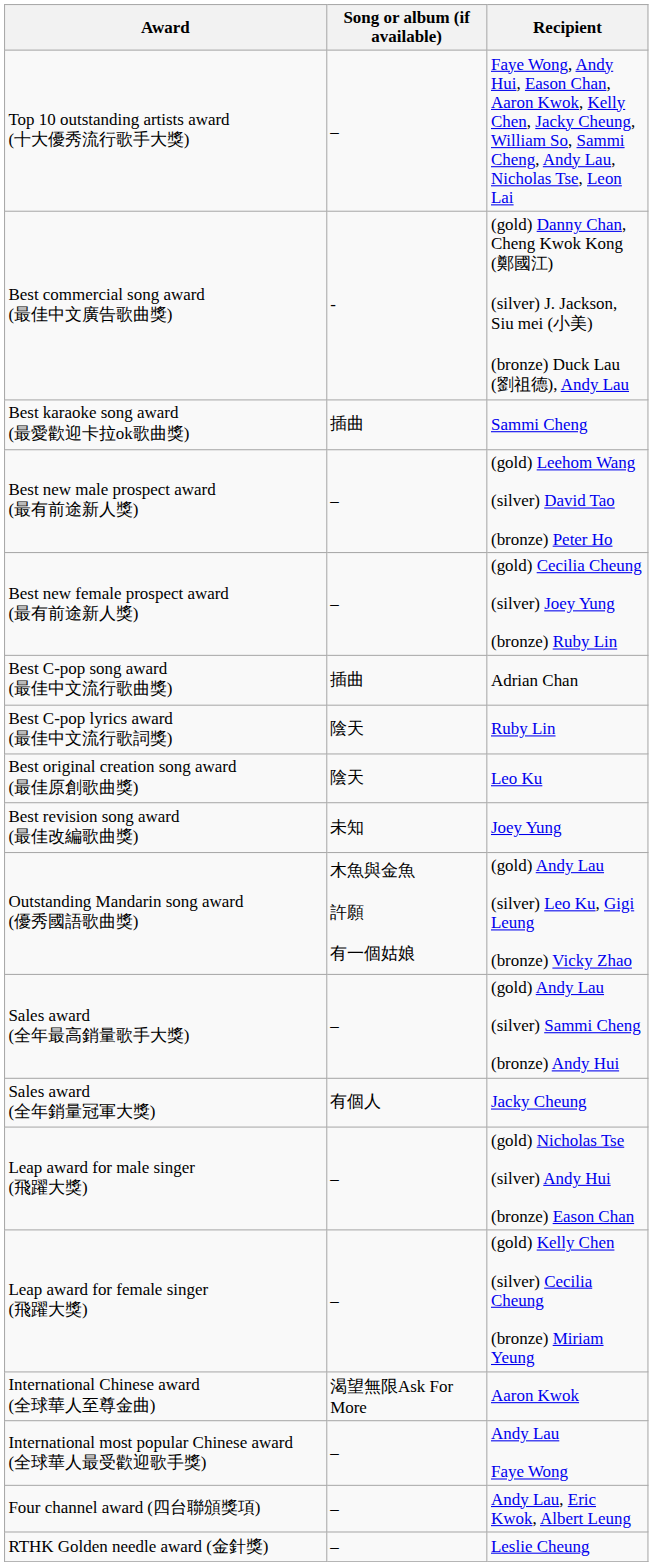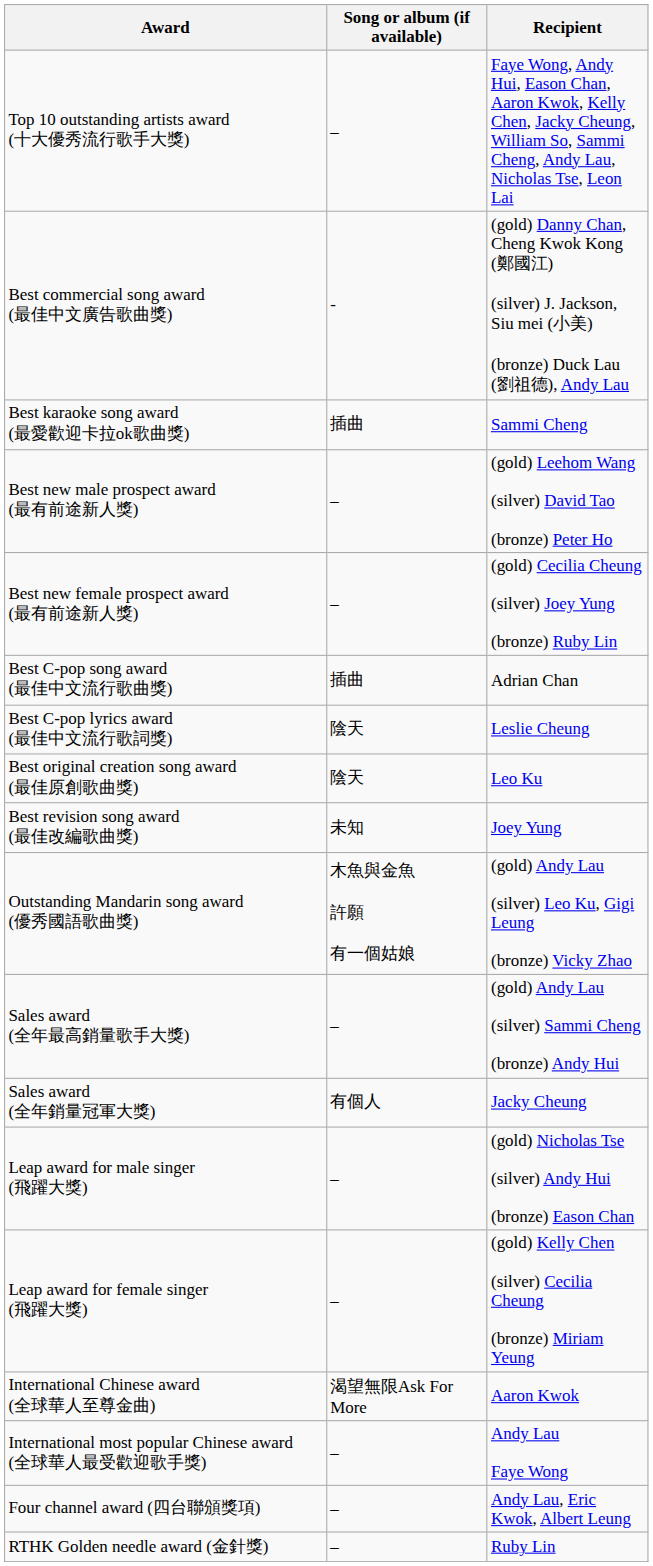(523, 729) Ruby Lin -> (540, 729) Leslie Cheung
(540, 1546) Leslie Cheung -> (523, 1546) Ruby Lin
